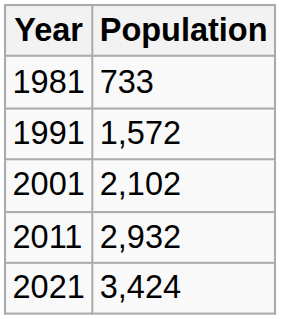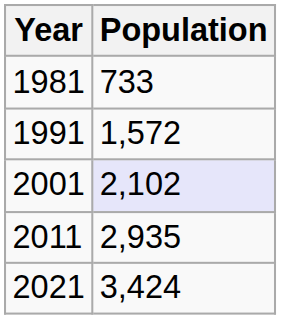(140, 184) no background -> (140, 184) lavender background
(140, 236) 2,932 -> (140, 236) 2,935
